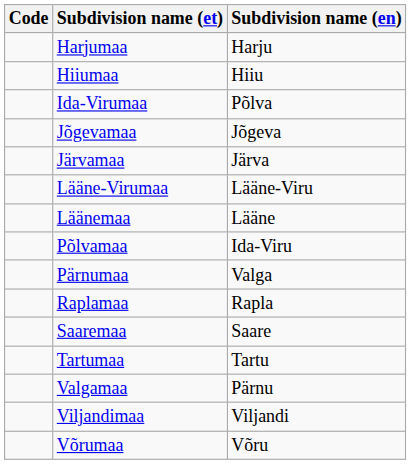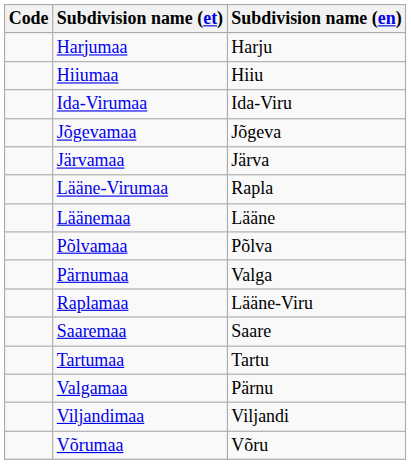(252, 103) Põlva -> (262, 103) Ida-Viru
(272, 189) Lääne-Viru -> (252, 189) Rapla
(262, 246) Ida-Viru -> (252, 246) Põlva
(252, 302) Rapla -> (272, 302) Lääne-Viru
